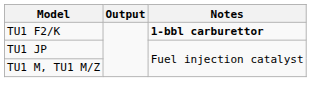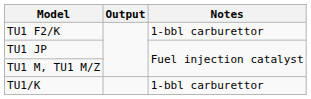(207, 31) bold -> (207, 31) normal
+ row: (24, 85)
